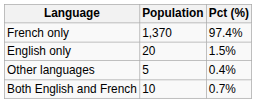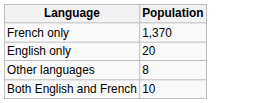- column: (229, 13)
(146, 70) 5 -> (146, 70) 8
